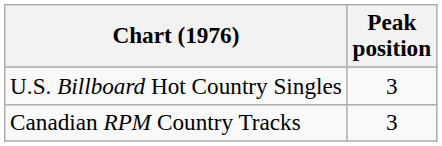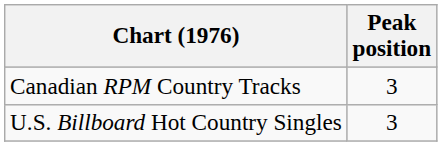rows swapped: (176, 85) <-> (155, 122)
